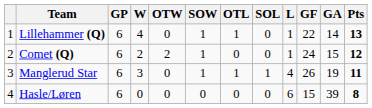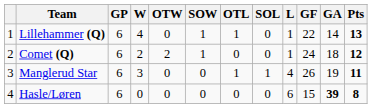(332, 53) 15 -> (332, 53) 18
(203, 73) 1 -> (203, 73) 0
(332, 93) normal -> (332, 93) bold
